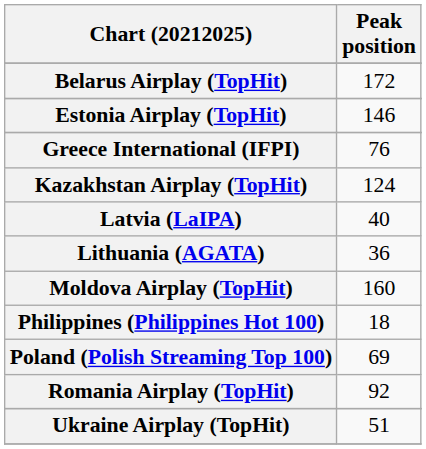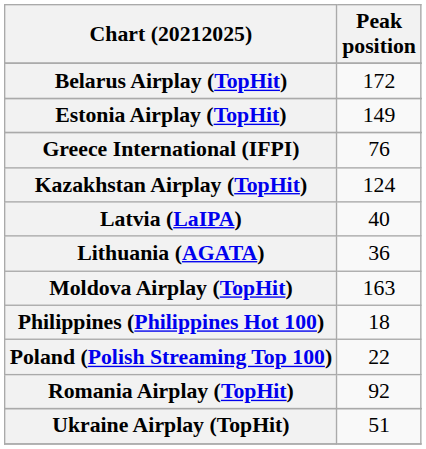(379, 115) 146 -> (379, 115) 149
(379, 287) 160 -> (379, 287) 163
(379, 356) 69 -> (379, 356) 22
